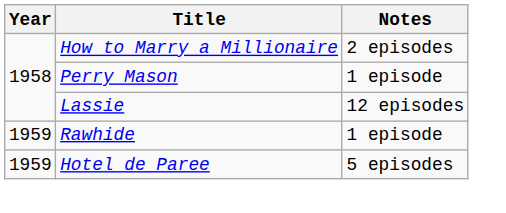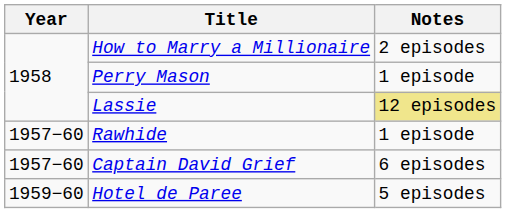(405, 106) no background -> (437, 106) khaki background
(30, 135) 1959 -> (46, 135) 1957−60
+ row: (194, 164)
(30, 164) 1959 -> (46, 193) 1959−60
